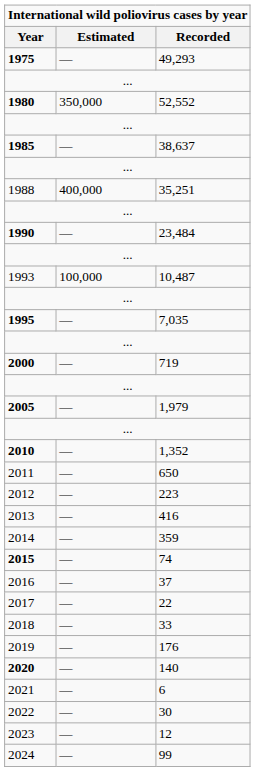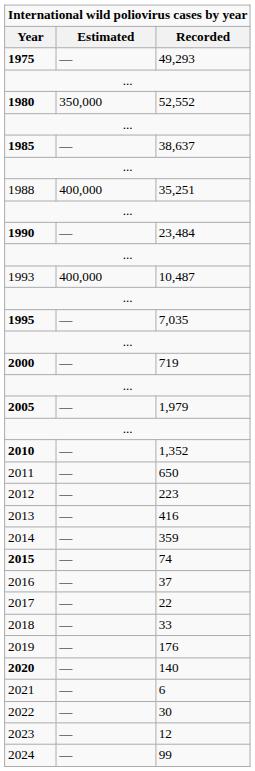(81, 276) 100,000 -> (81, 276) 400,000
